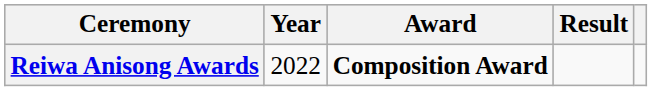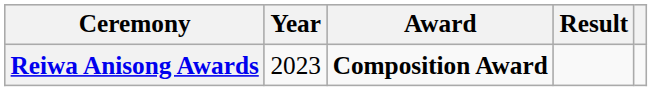(296, 64) 2022 -> (296, 64) 2023
